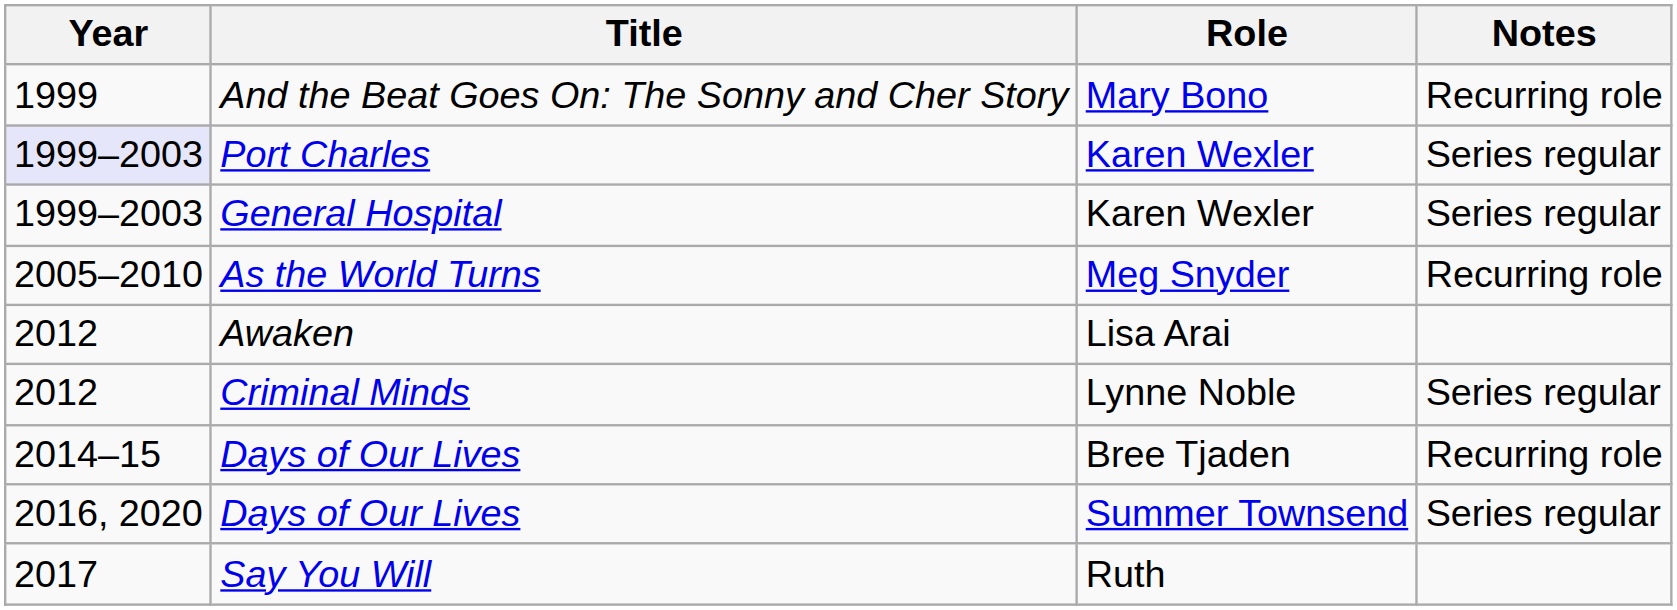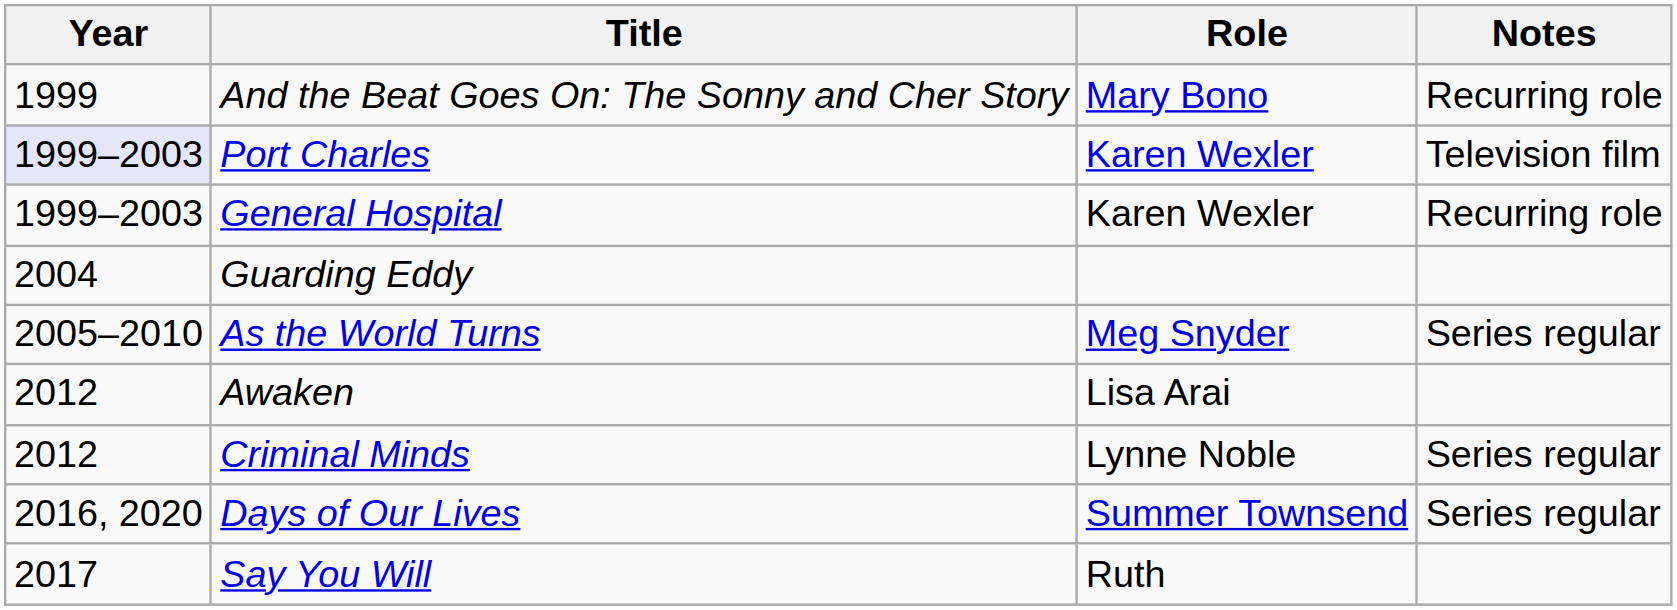(1543, 154) Series regular -> (1543, 154) Television film
(1543, 214) Series regular -> (1544, 214) Recurring role
+ row: (346, 273)
(1544, 273) Recurring role -> (1543, 333) Series regular
- row: (370, 453)
